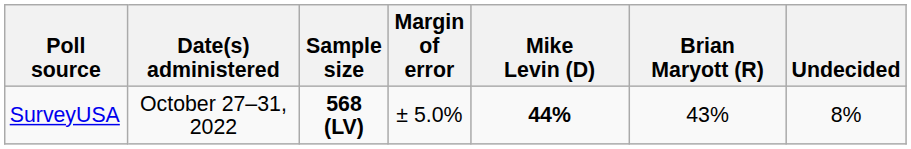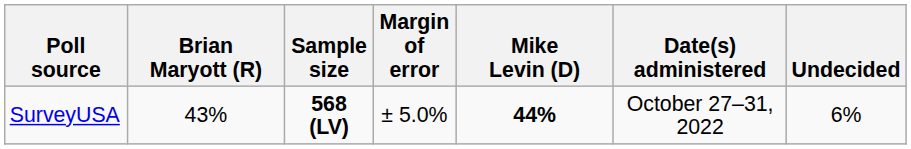columns swapped: (213, 57) <-> (708, 57)
(846, 115) 8% -> (846, 115) 6%
